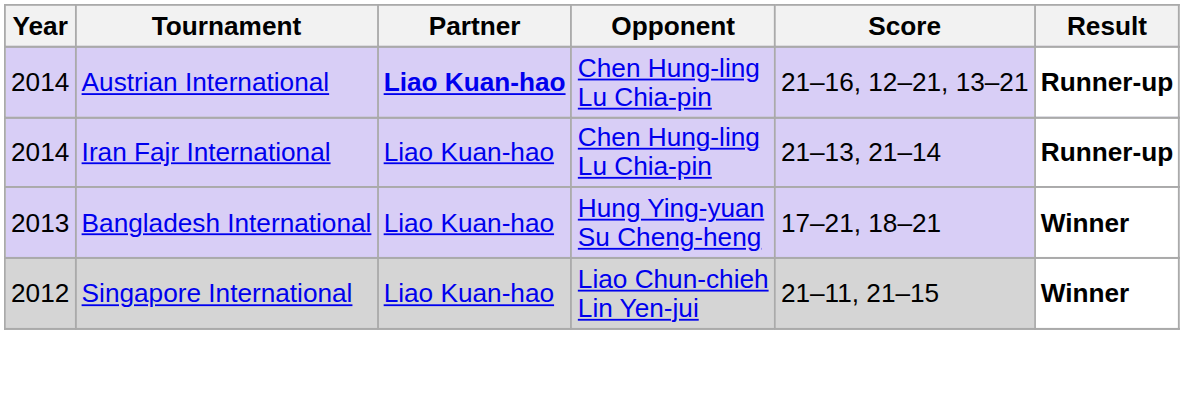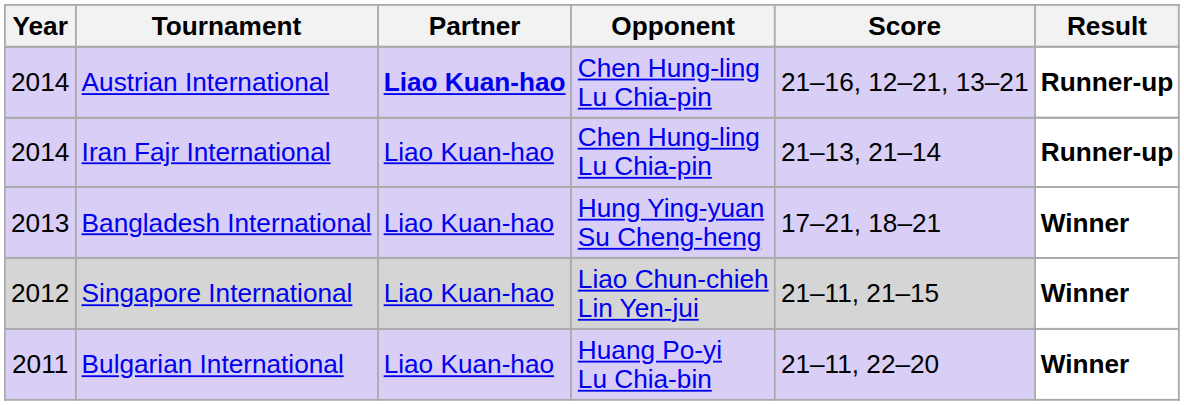+ row: (213, 364)
